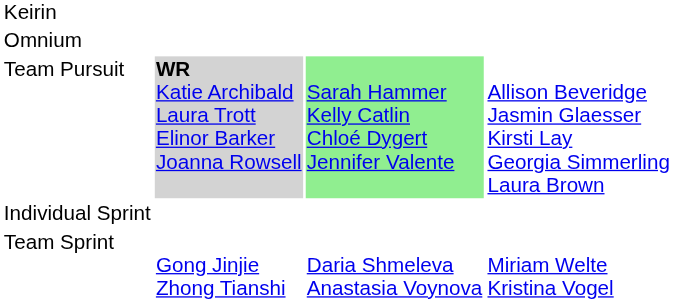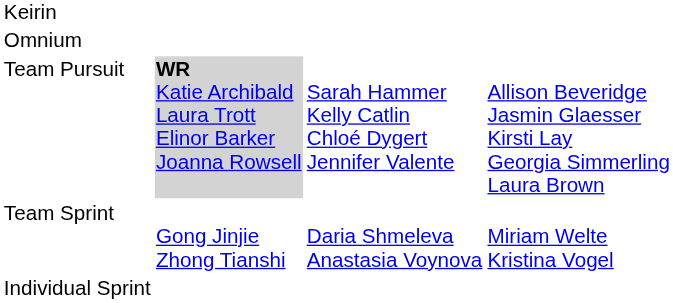(381, 138) lightgreen background -> (381, 138) no background
rows swapped: (77, 213) <-> (59, 241)
